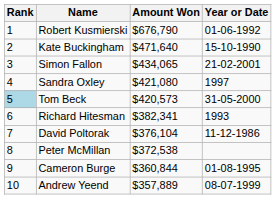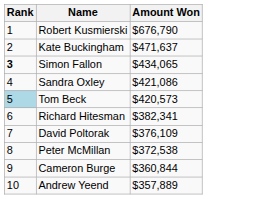- column: (237, 13)
(155, 47) $471,640 -> (155, 47) $471,637
(10, 64) normal -> (10, 64) bold
(155, 82) $421,080 -> (155, 82) $421,086
(155, 133) $376,104 -> (155, 133) $376,109
